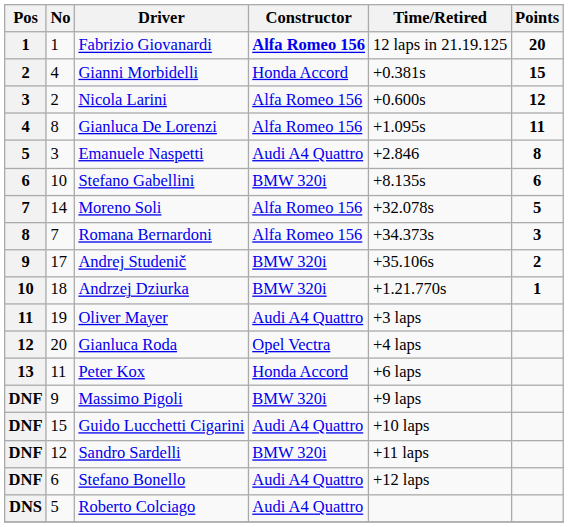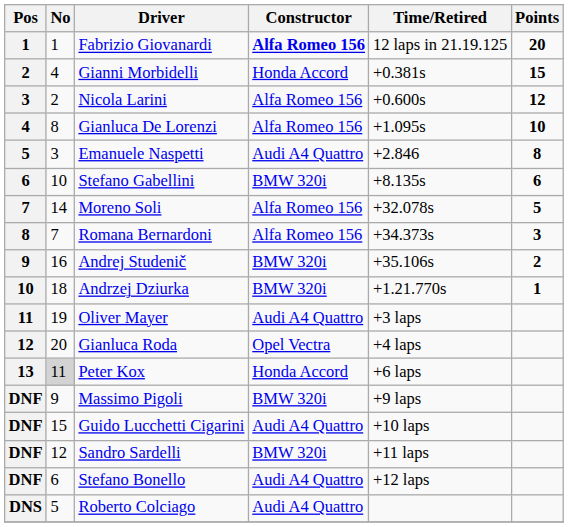(537, 126) 11 -> (537, 126) 10
(59, 262) 17 -> (59, 262) 16
(58, 371) no background -> (58, 371) lightgrey background
